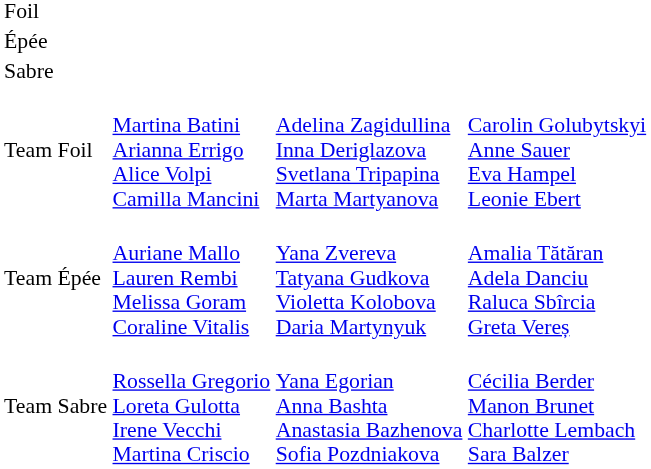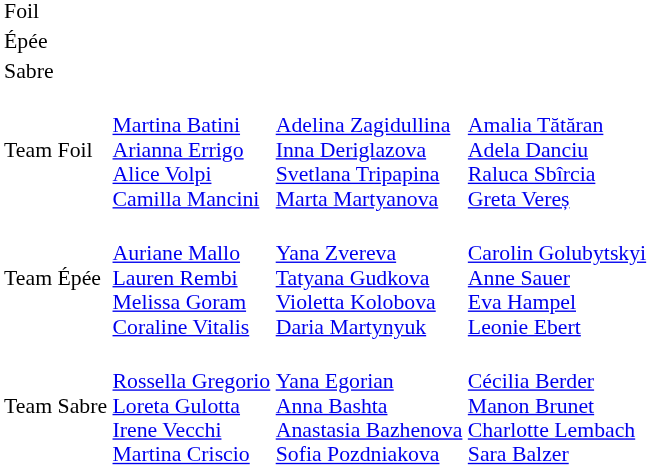(557, 162) Carolin Golubytskyi Anne Sauer Eva Hampel Leonie Ebert -> (536, 162) Amalia Tătăran Adela Danciu Raluca Sbîrcia Greta Vereș
(536, 289) Amalia Tătăran Adela Danciu Raluca Sbîrcia Greta Vereș -> (557, 289) Carolin Golubytskyi Anne Sauer Eva Hampel Leonie Ebert
